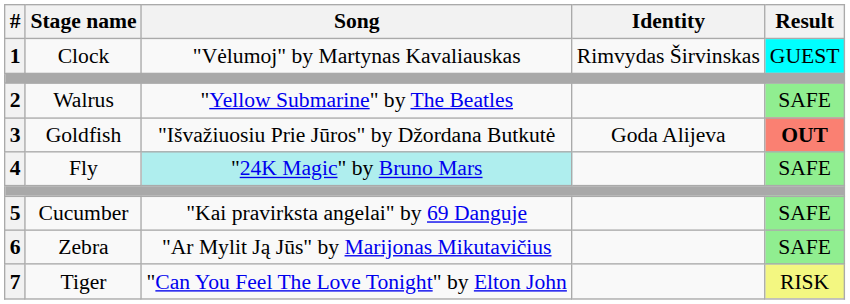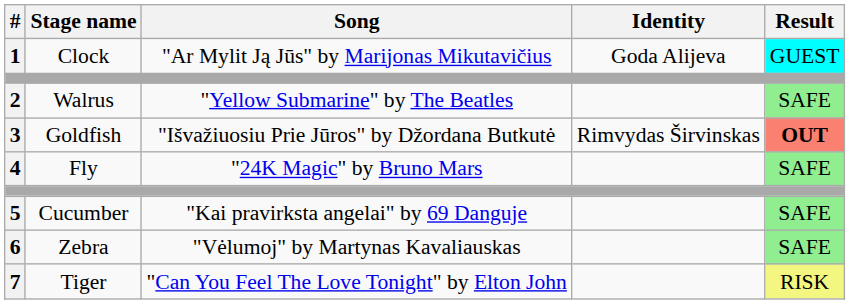(357, 55) "Vėlumoj" by Martynas Kavaliauskas -> (357, 55) "Ar Mylit Ją Jūs" by Marijonas Mikutavičius
(668, 55) Rimvydas Širvinskas -> (668, 55) Goda Alijeva
(668, 134) Goda Alijeva -> (668, 134) Rimvydas Širvinskas
(357, 168) paleturquoise background -> (357, 168) no background
(357, 247) "Ar Mylit Ją Jūs" by Marijonas Mikutavičius -> (357, 247) "Vėlumoj" by Martynas Kavaliauskas
